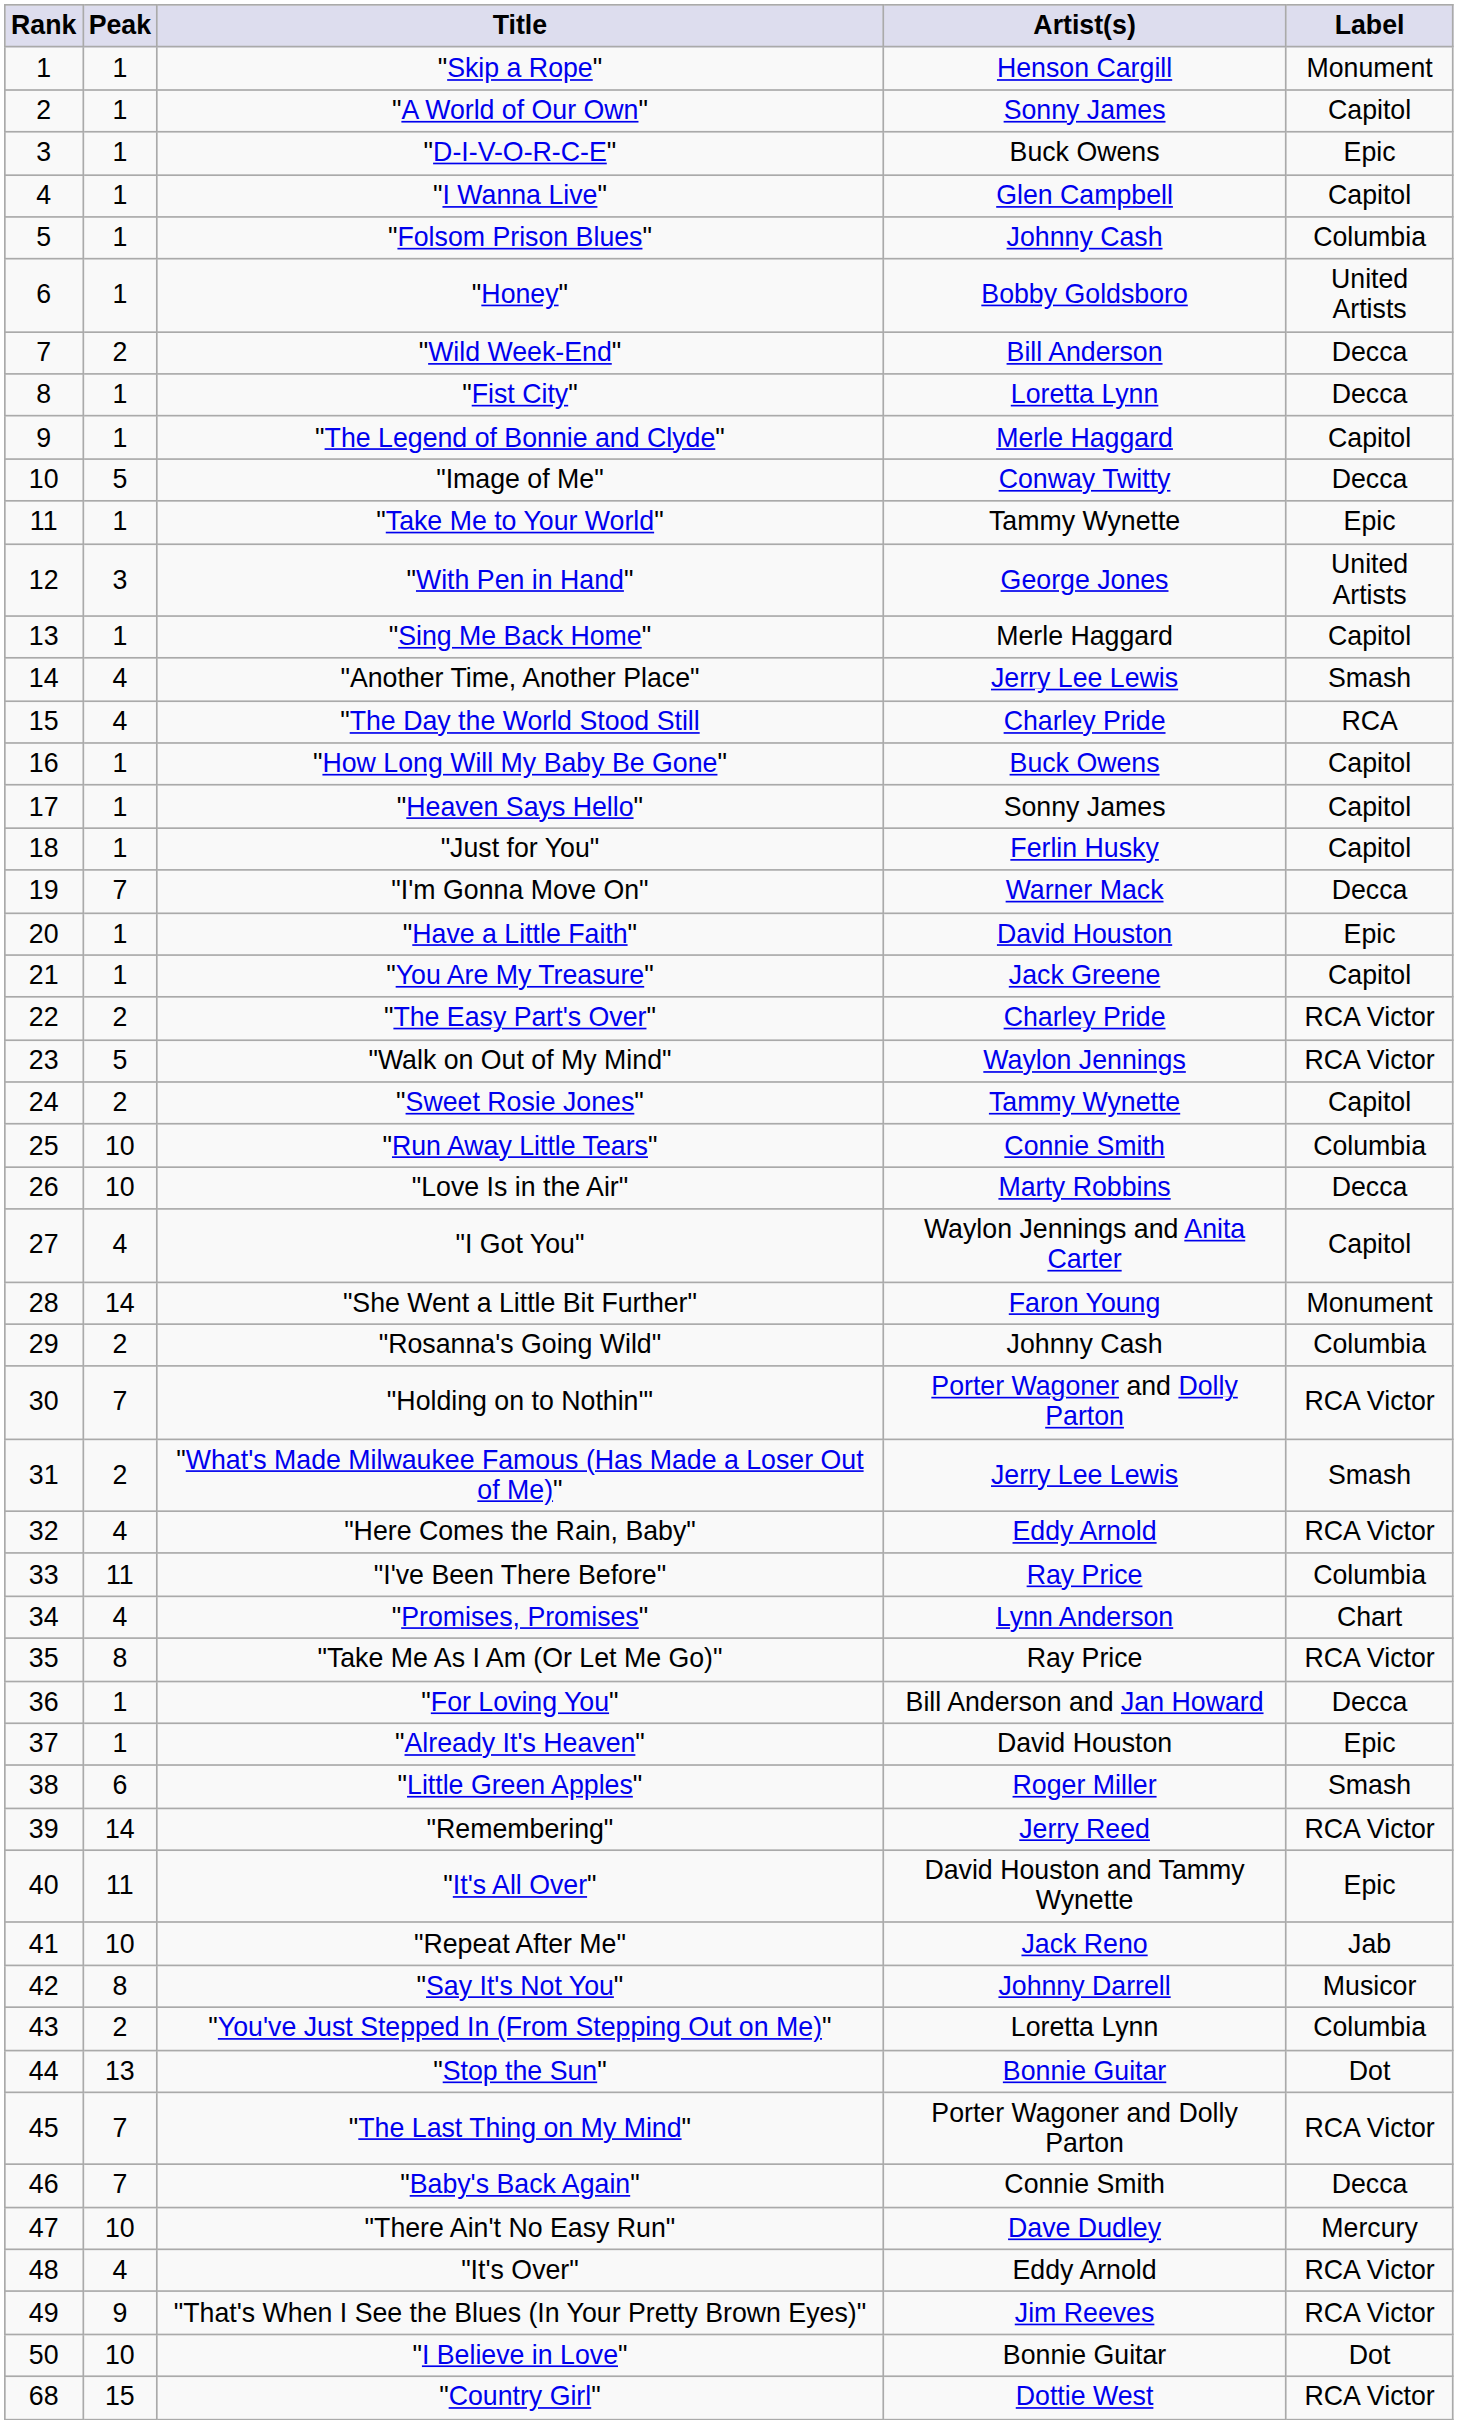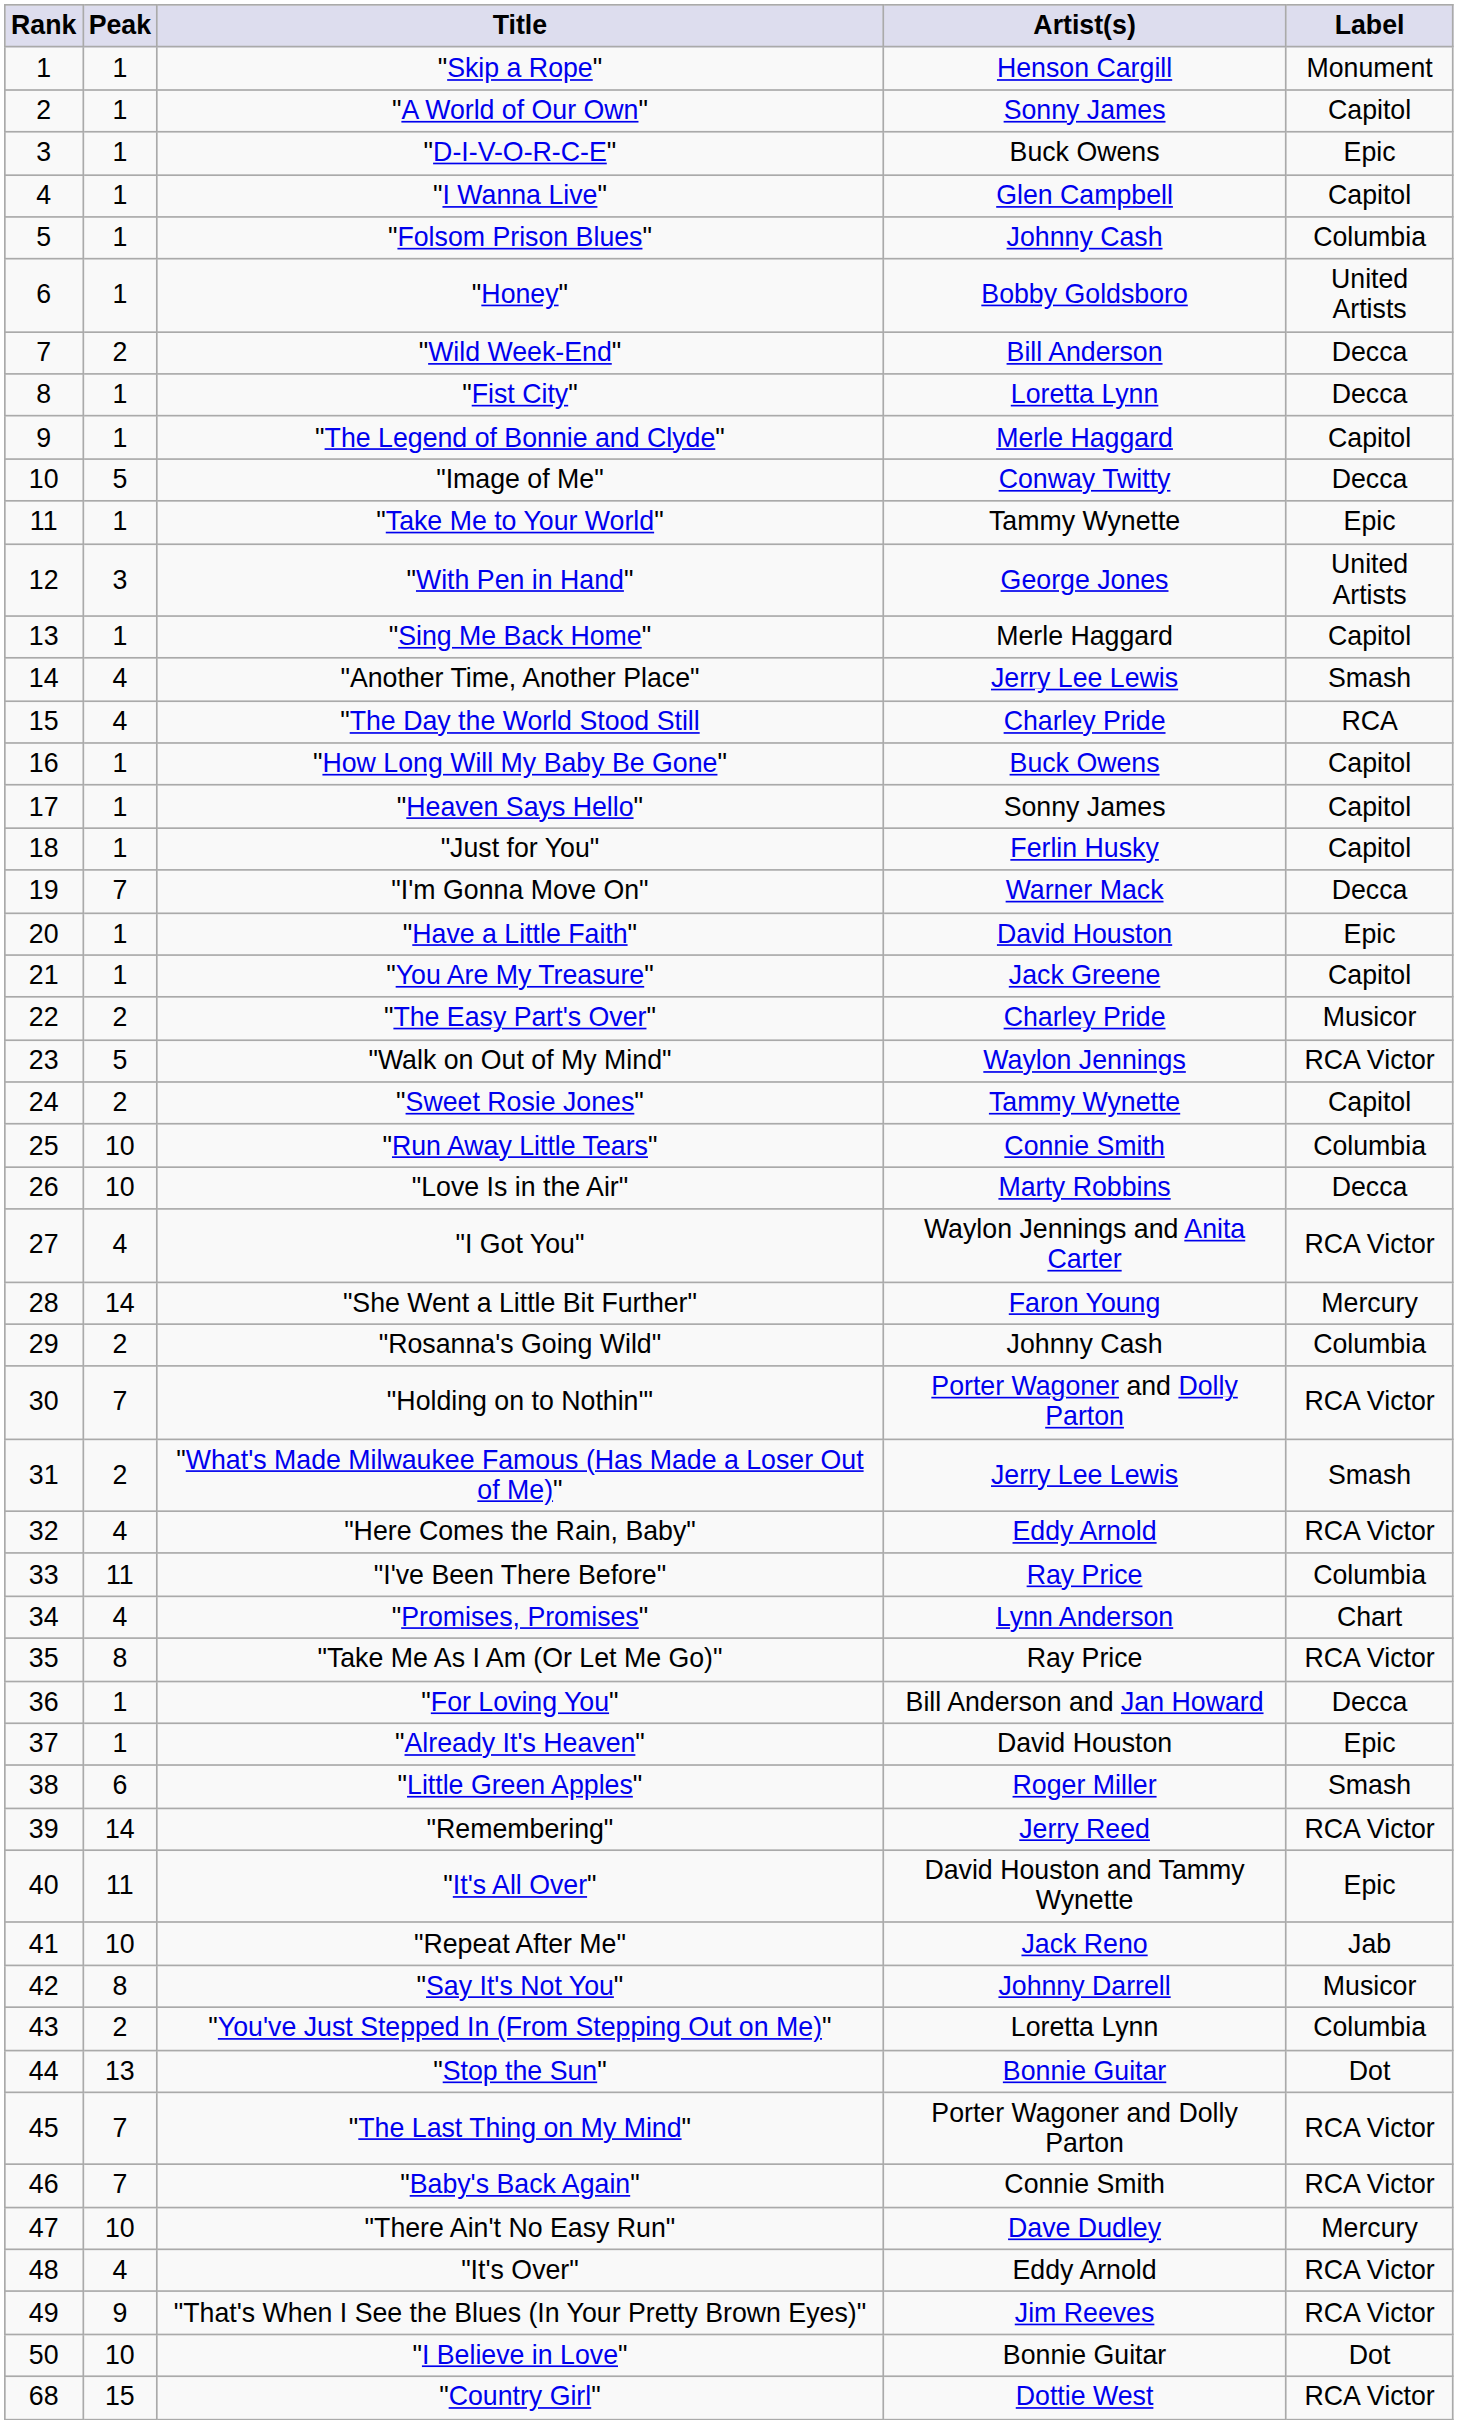(1370, 1018) RCA Victor -> (1370, 1018) Musicor
(1370, 1244) Capitol -> (1370, 1244) RCA Victor
(1370, 1302) Monument -> (1370, 1302) Mercury
(1370, 2185) Decca -> (1370, 2185) RCA Victor
